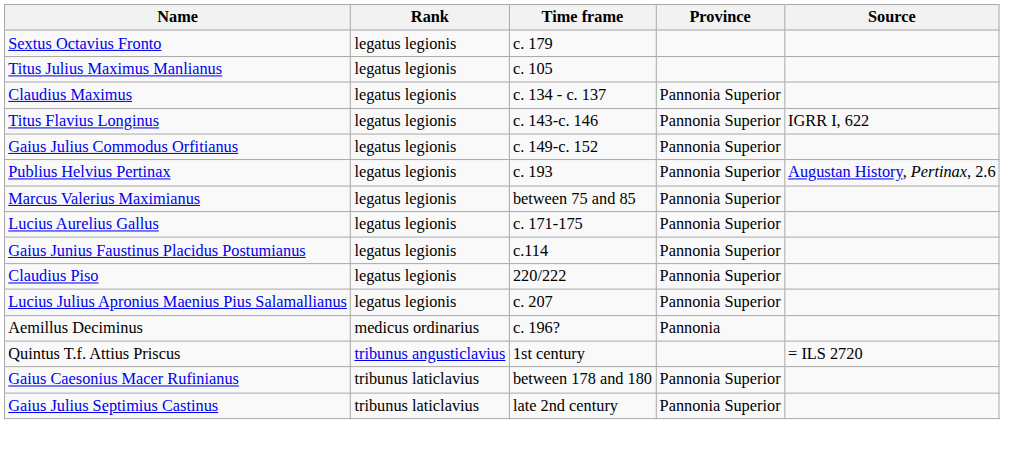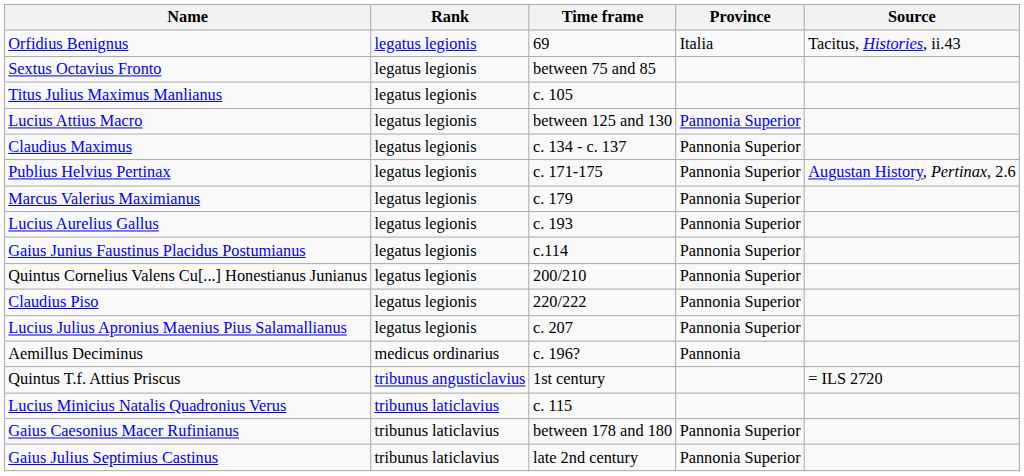+ row: (68, 43)
(533, 43) c. 179 -> (594, 69) between 75 and 85
+ row: (75, 120)
- row: (84, 120)
- row: (123, 146)
(533, 172) c. 193 -> (568, 172) c. 171-175
(574, 198) between 75 and 85 -> (553, 198) c. 179
(548, 224) c. 171-175 -> (553, 224) c. 193
+ row: (188, 276)
+ row: (147, 405)
